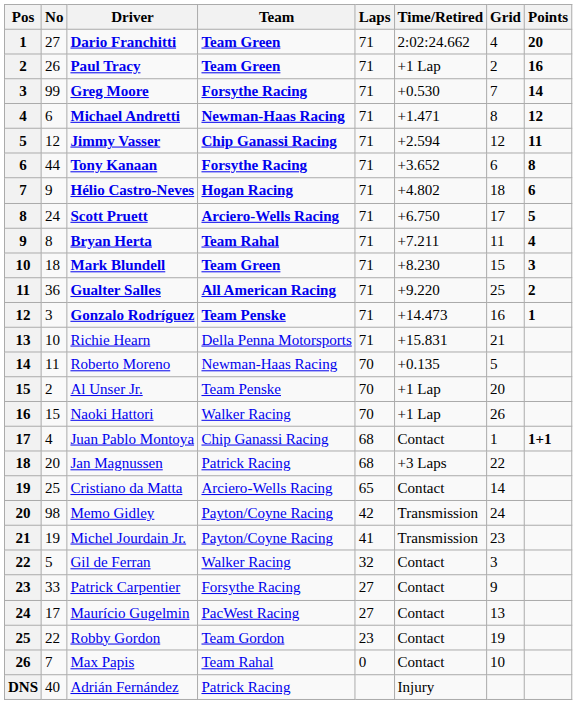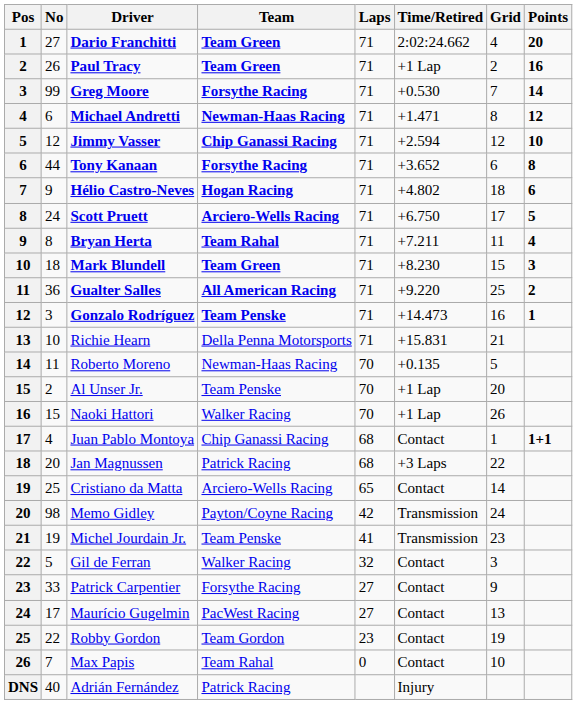(535, 141) 11 -> (535, 141) 10
(267, 538) Payton/Coyne Racing -> (241, 538) Team Penske
